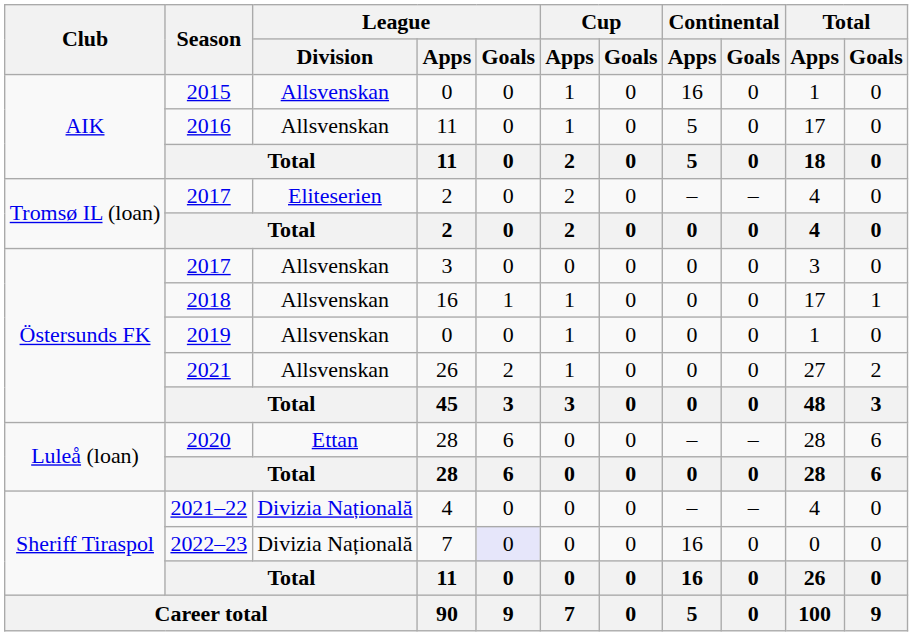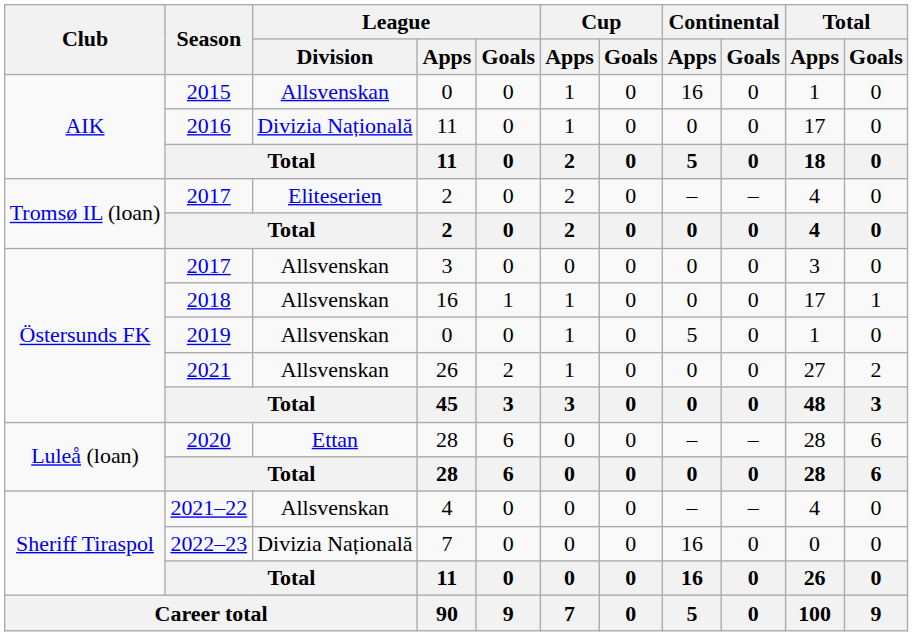(335, 126) Allsvenskan -> (335, 126) Divizia Națională
(692, 126) 5 -> (692, 126) 0
(692, 334) 0 -> (692, 334) 5
(335, 508) Divizia Națională -> (335, 508) Allsvenskan
(508, 543) lavender background -> (508, 543) no background
